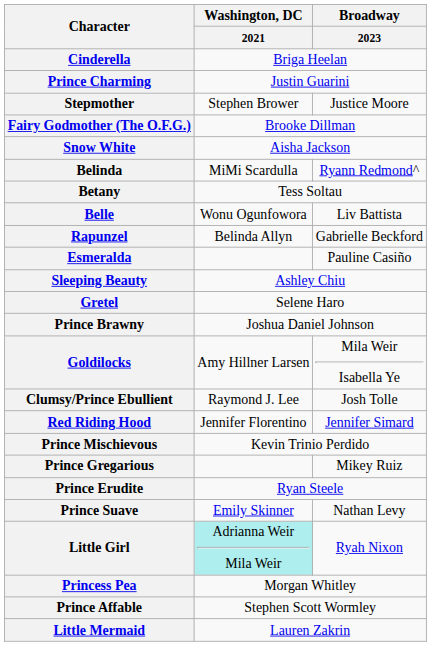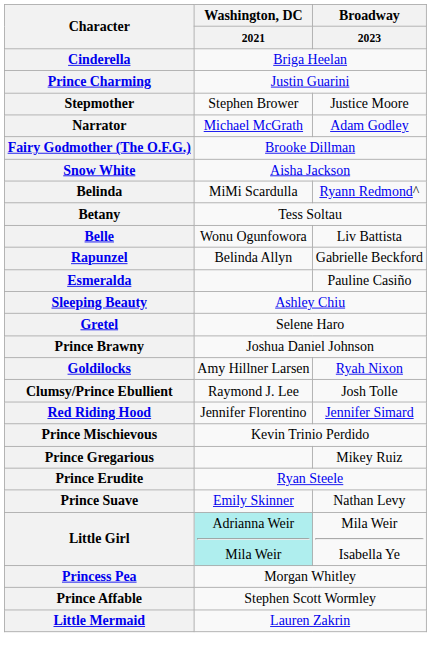+ row: (99, 125)
(369, 362) Mila Weir Isabella Ye -> (369, 368) Ryah Nixon
(369, 548) Ryah Nixon -> (369, 538) Mila Weir Isabella Ye
